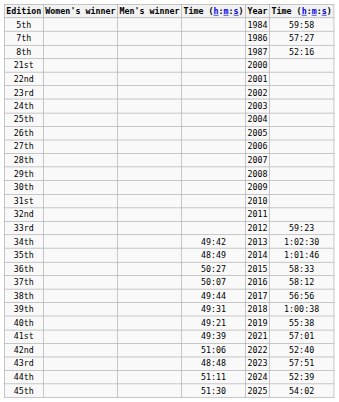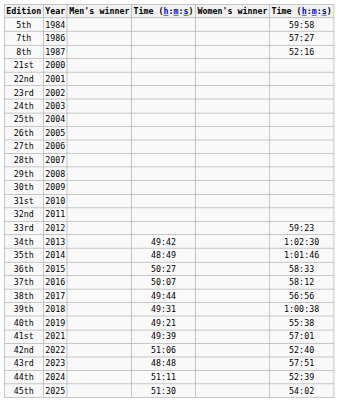columns swapped: (258, 11) <-> (80, 11)
